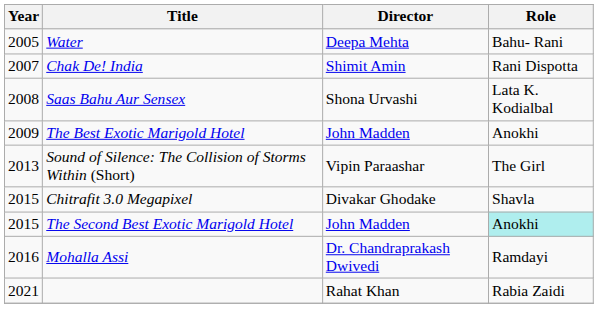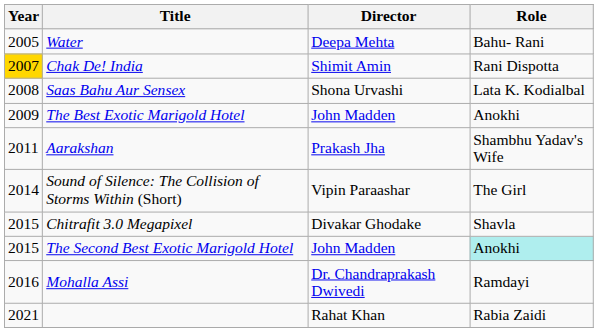(24, 66) no background -> (24, 66) gold background
+ row: (80, 148)
(24, 166) 2013 -> (24, 190) 2014
